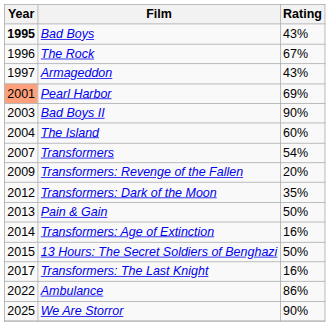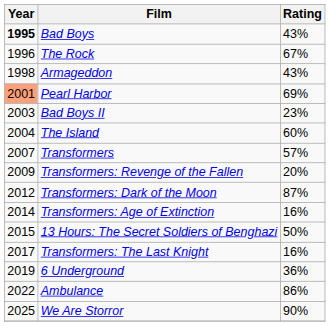(21, 73) 1997 -> (21, 73) 1998
(296, 113) 90% -> (296, 113) 23%
(296, 152) 54% -> (296, 152) 57%
(296, 192) 35% -> (296, 192) 87%
- row: (74, 212)
+ row: (82, 271)
